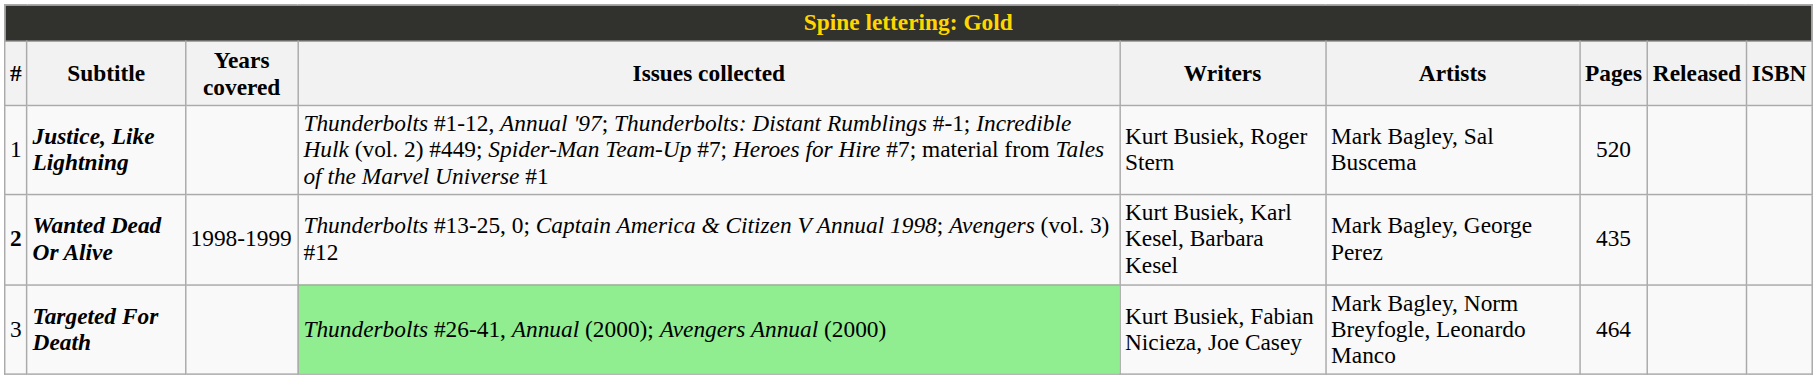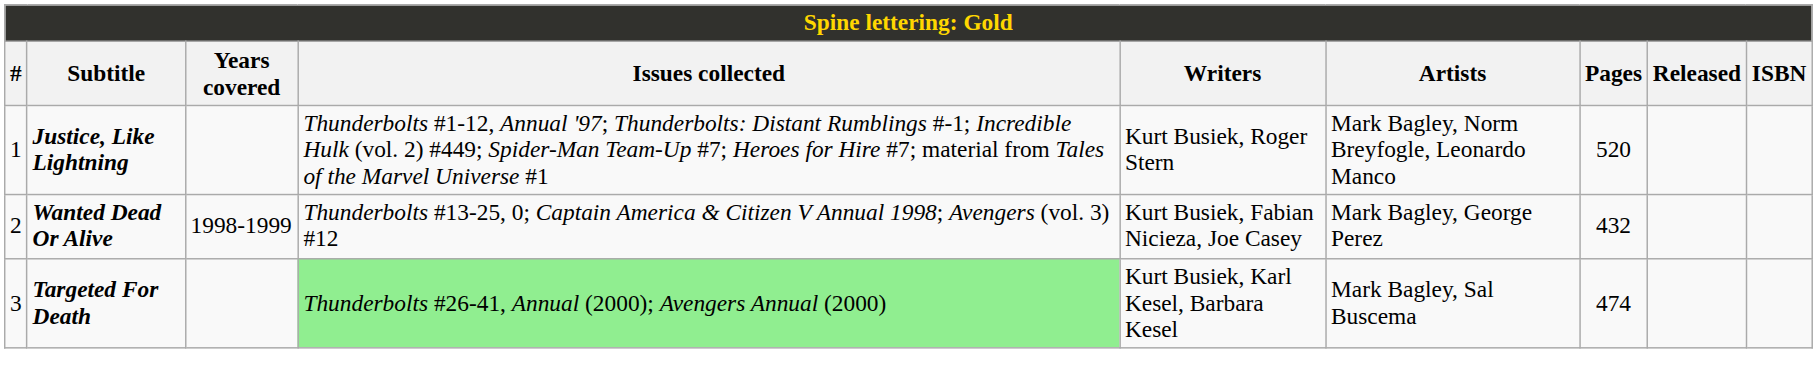(1412, 149) Mark Bagley, Sal Buscema -> (1428, 149) Mark Bagley, Norm Breyfogle, Leonardo Manco
(16, 239) bold -> (16, 226) normal
(1208, 239) Kurt Busiek, Karl Kesel, Barbara Kesel -> (1219, 226) Kurt Busiek, Fabian Nicieza, Joe Casey
(1613, 239) 435 -> (1613, 226) 432
(1219, 328) Kurt Busiek, Fabian Nicieza, Joe Casey -> (1208, 302) Kurt Busiek, Karl Kesel, Barbara Kesel
(1428, 328) Mark Bagley, Norm Breyfogle, Leonardo Manco -> (1412, 302) Mark Bagley, Sal Buscema
(1613, 328) 464 -> (1613, 302) 474
